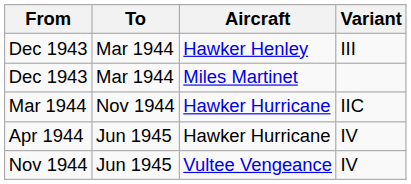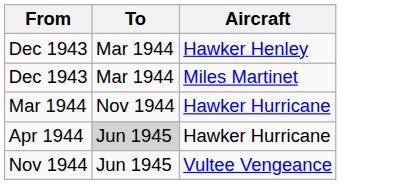- column: (371, 19)
(134, 135) no background -> (134, 135) lightgrey background
